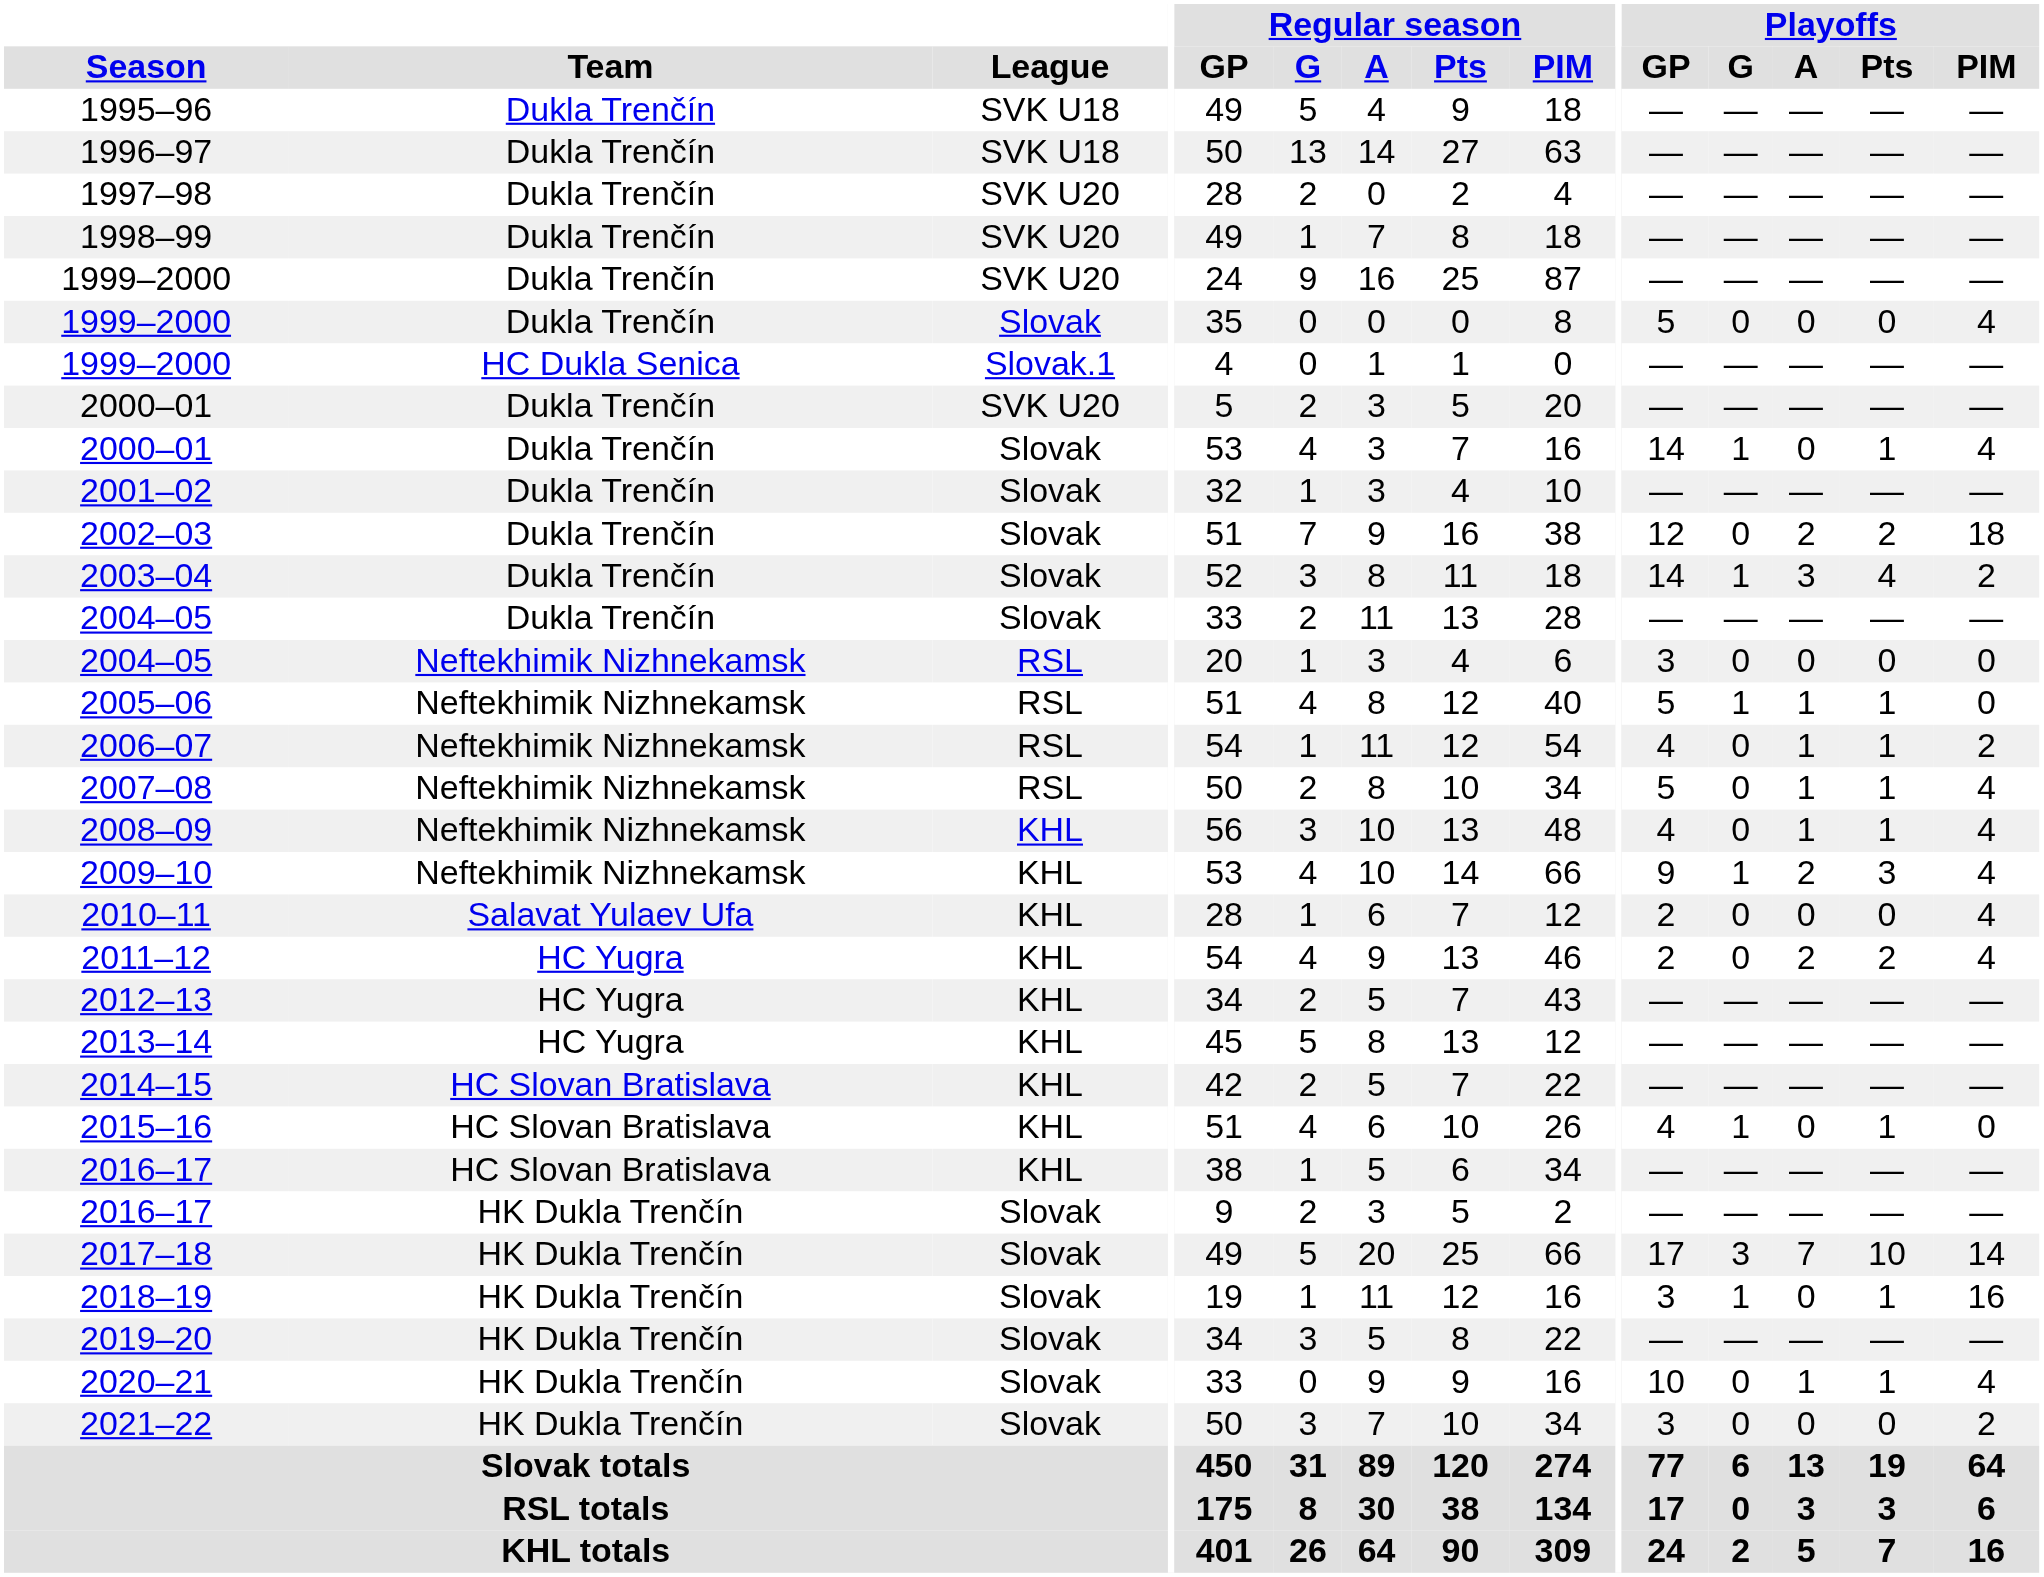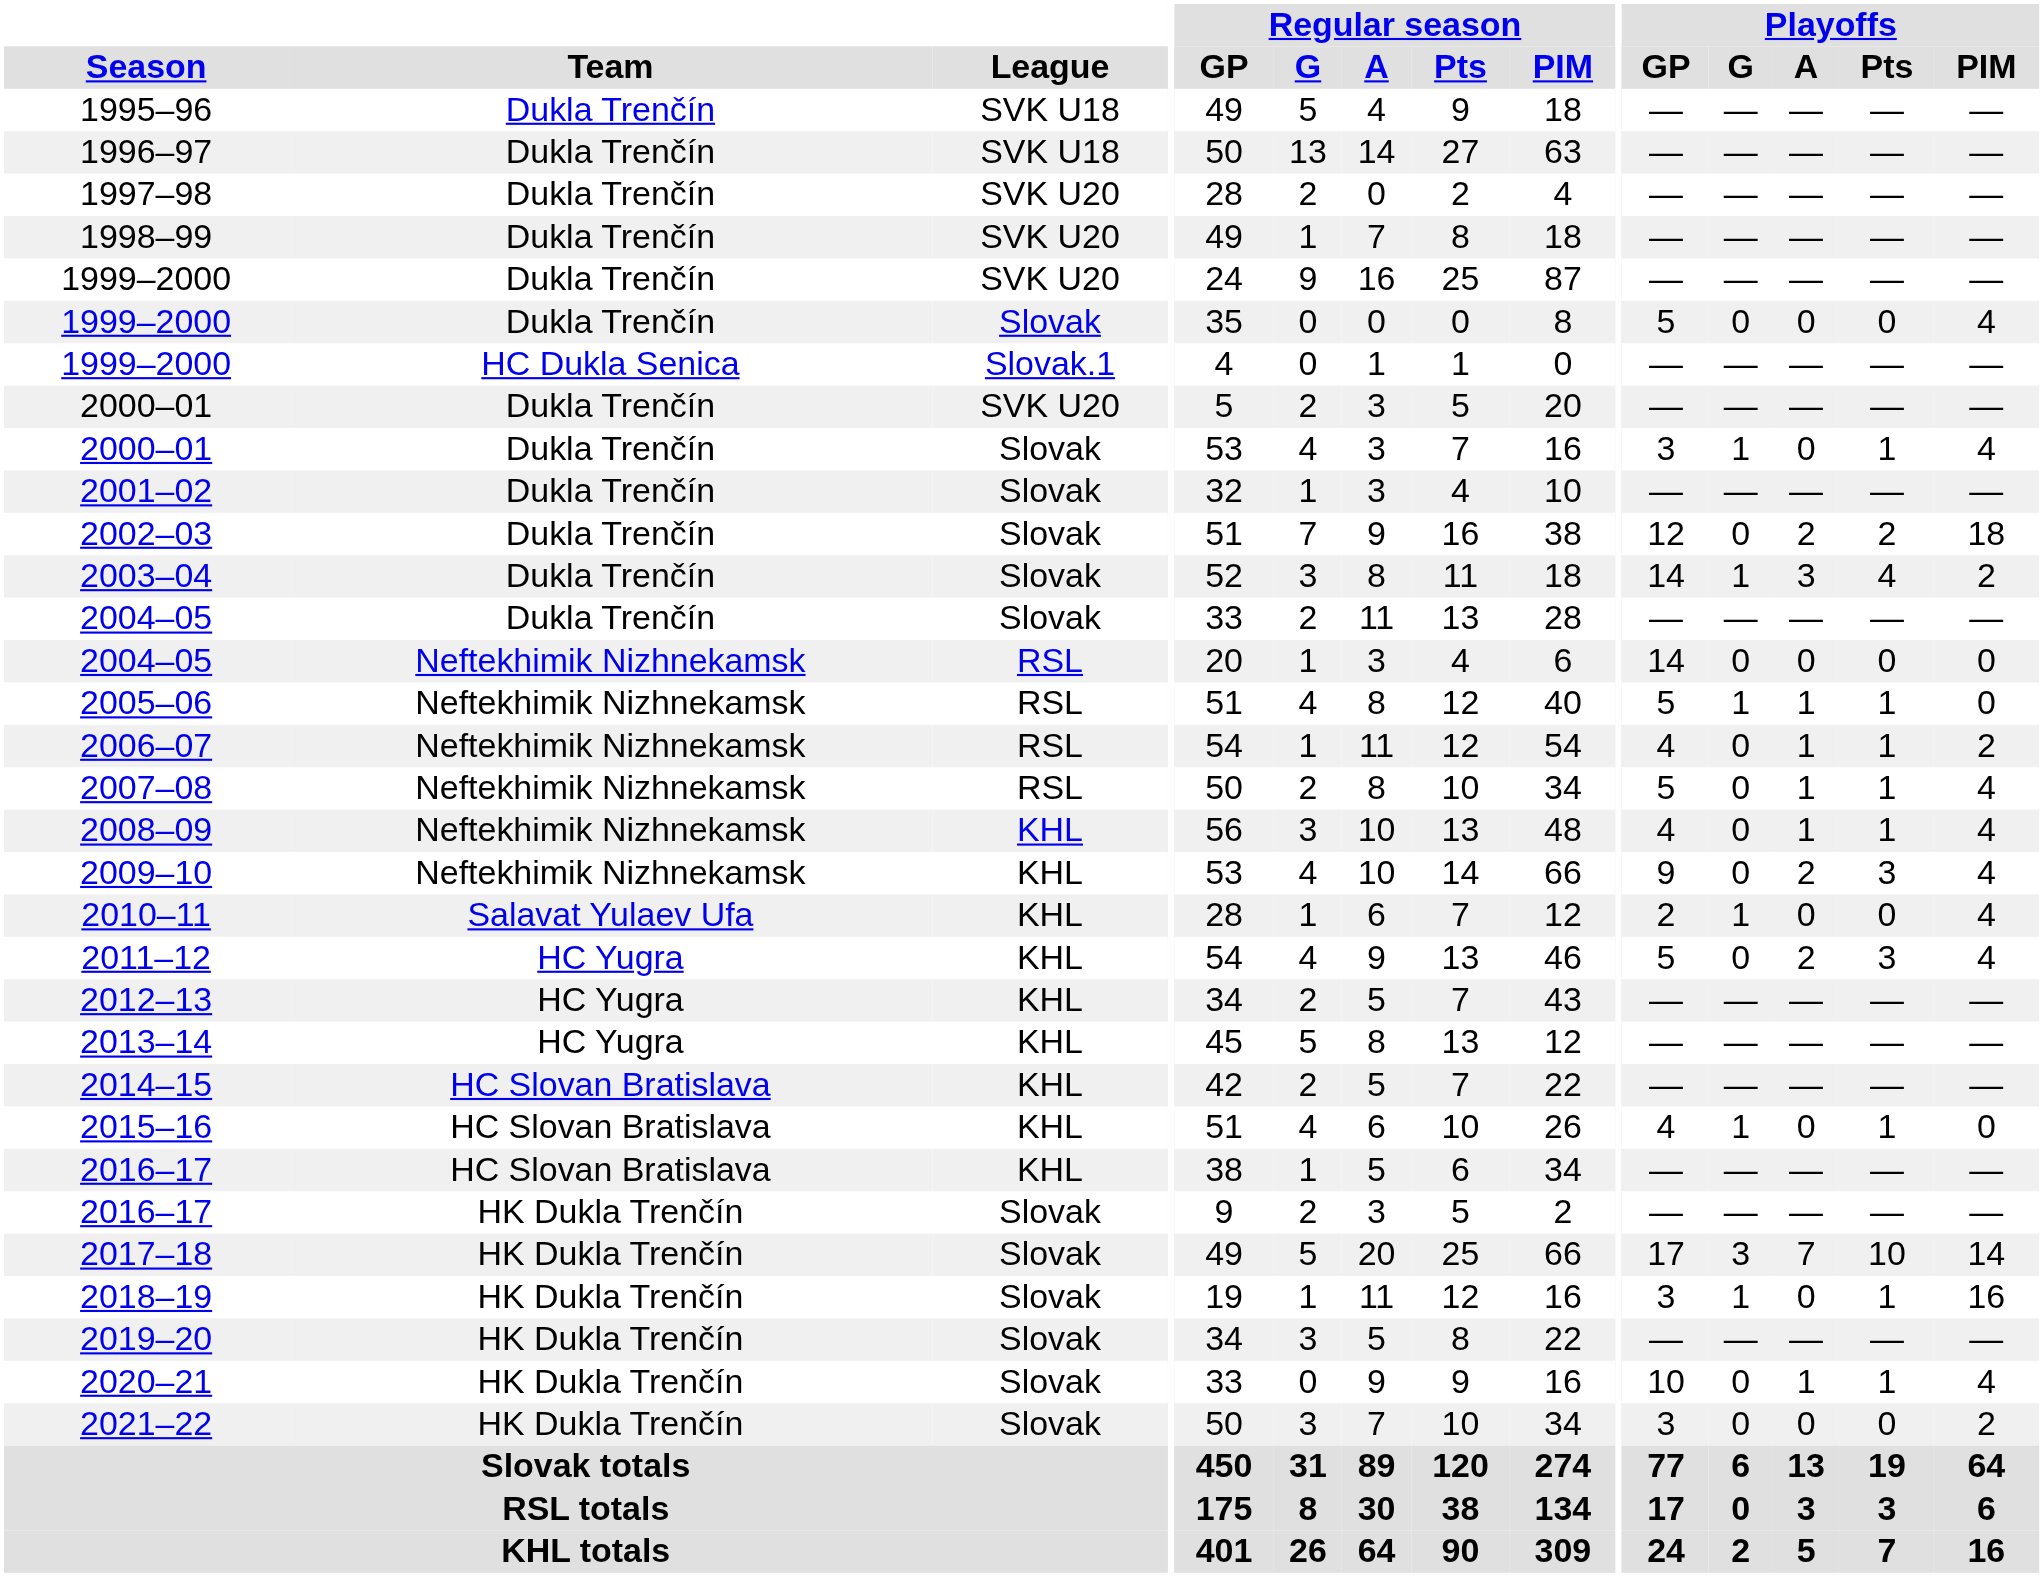(1666, 448) 14 -> (1666, 448) 3
(1666, 660) 3 -> (1666, 660) 14
(1741, 872) 1 -> (1741, 872) 0
(1741, 915) 0 -> (1741, 915) 1
(1666, 957) 2 -> (1666, 957) 5
(1887, 957) 2 -> (1887, 957) 3
